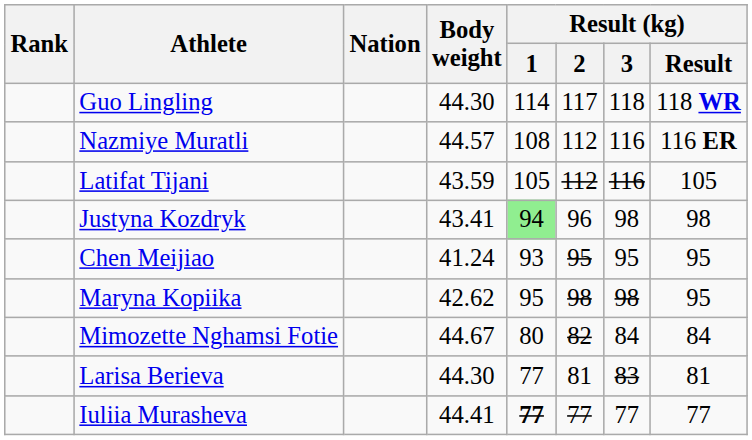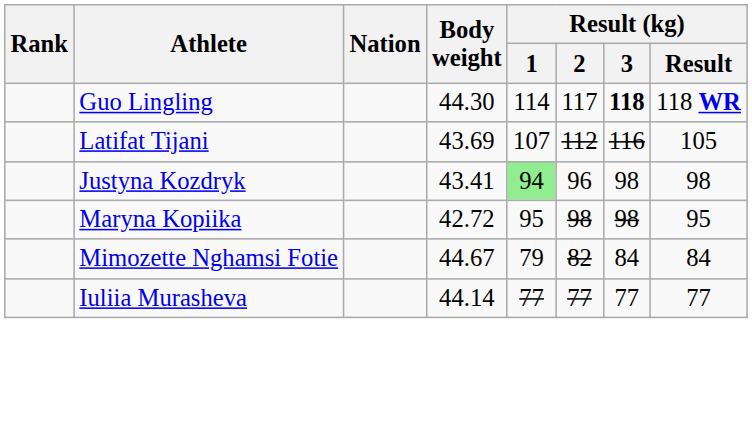(627, 102) normal -> (627, 102) bold
- row: (164, 141)
(467, 180) 43.59 -> (467, 141) 43.69
(532, 180) 105 -> (532, 141) 107
- row: (147, 258)
(467, 297) 42.62 -> (467, 219) 42.72
(532, 336) 80 -> (532, 258) 79
- row: (152, 375)
(467, 414) 44.41 -> (467, 297) 44.14
(532, 414) bold -> (532, 297) normal
